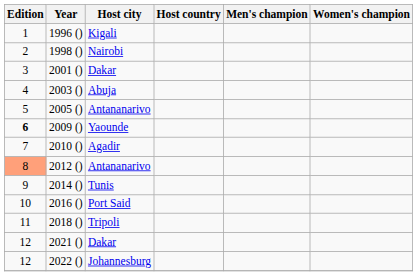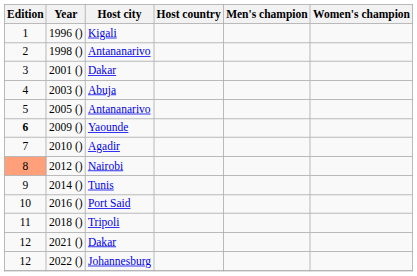(106, 52) Nairobi -> (119, 52) Antananarivo
(119, 166) Antananarivo -> (106, 166) Nairobi
